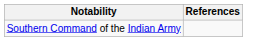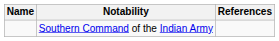+ column: (20, 12)
